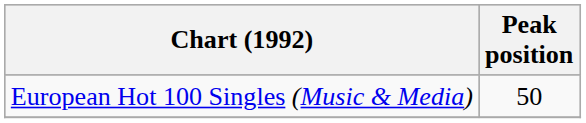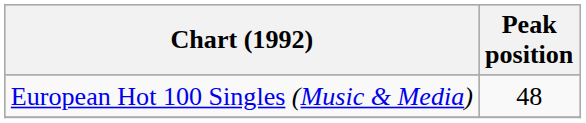(529, 95) 50 -> (529, 95) 48
